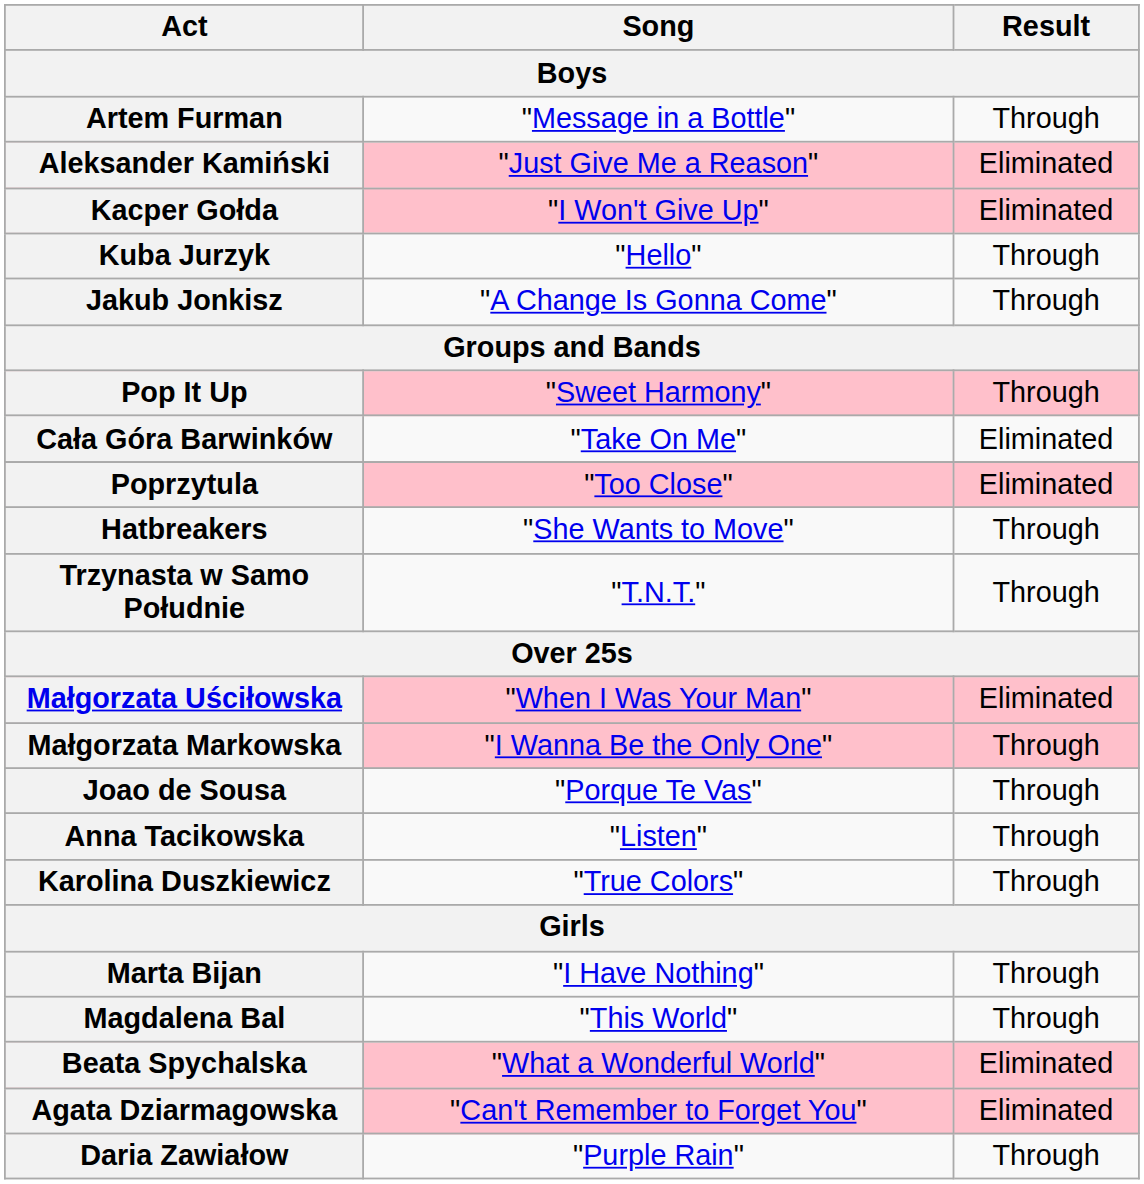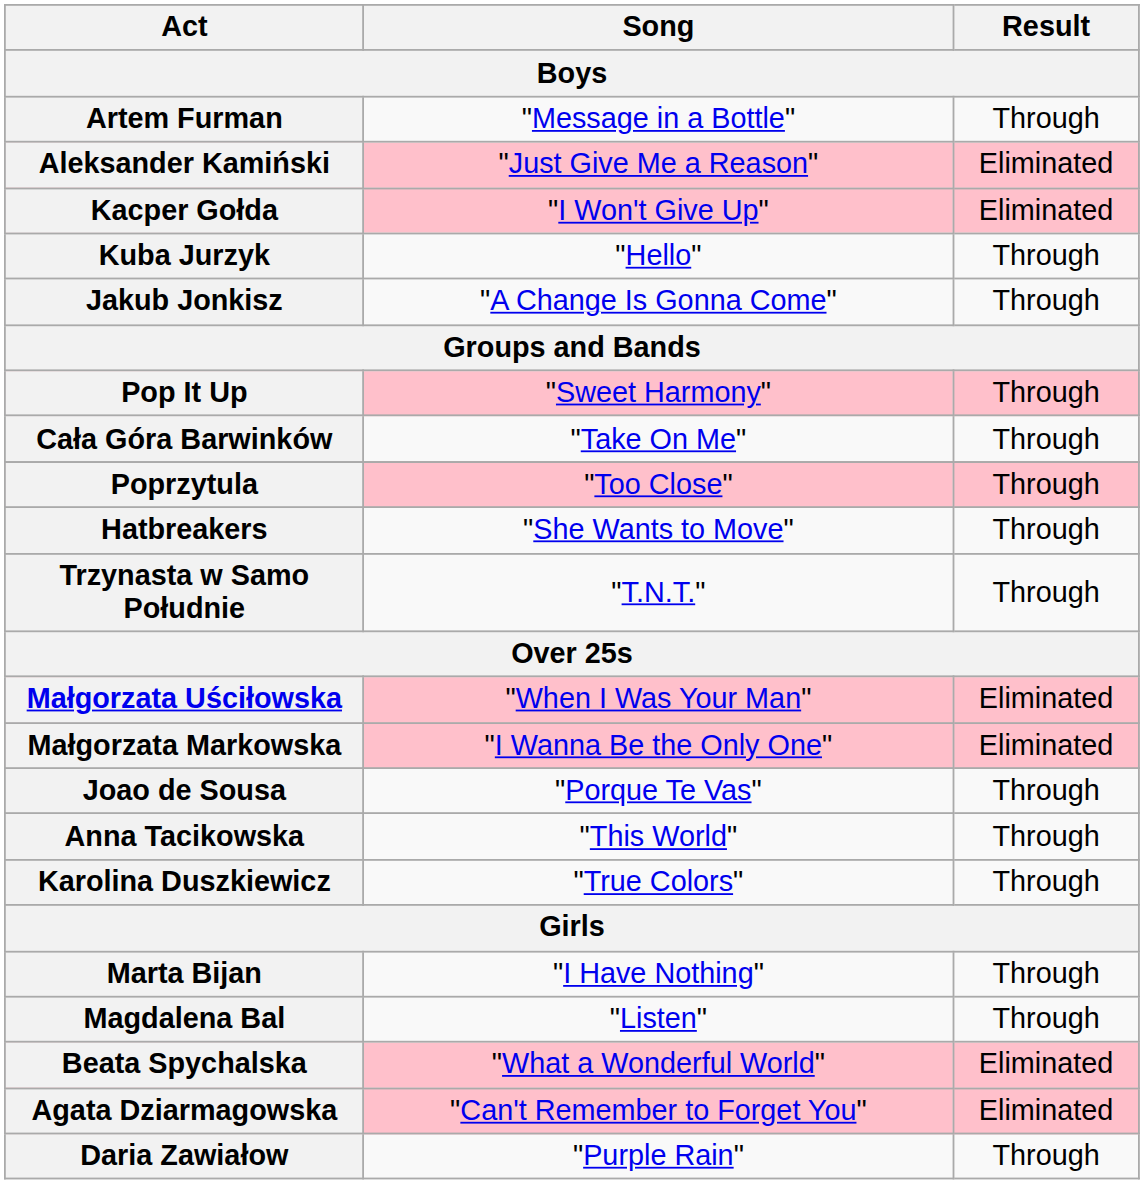(1046, 438) Eliminated -> (1046, 438) Through
(1046, 484) Eliminated -> (1046, 484) Through
(1046, 744) Through -> (1046, 744) Eliminated
(658, 836) "Listen" -> (658, 836) "This World"
(658, 1018) "This World" -> (658, 1018) "Listen"
